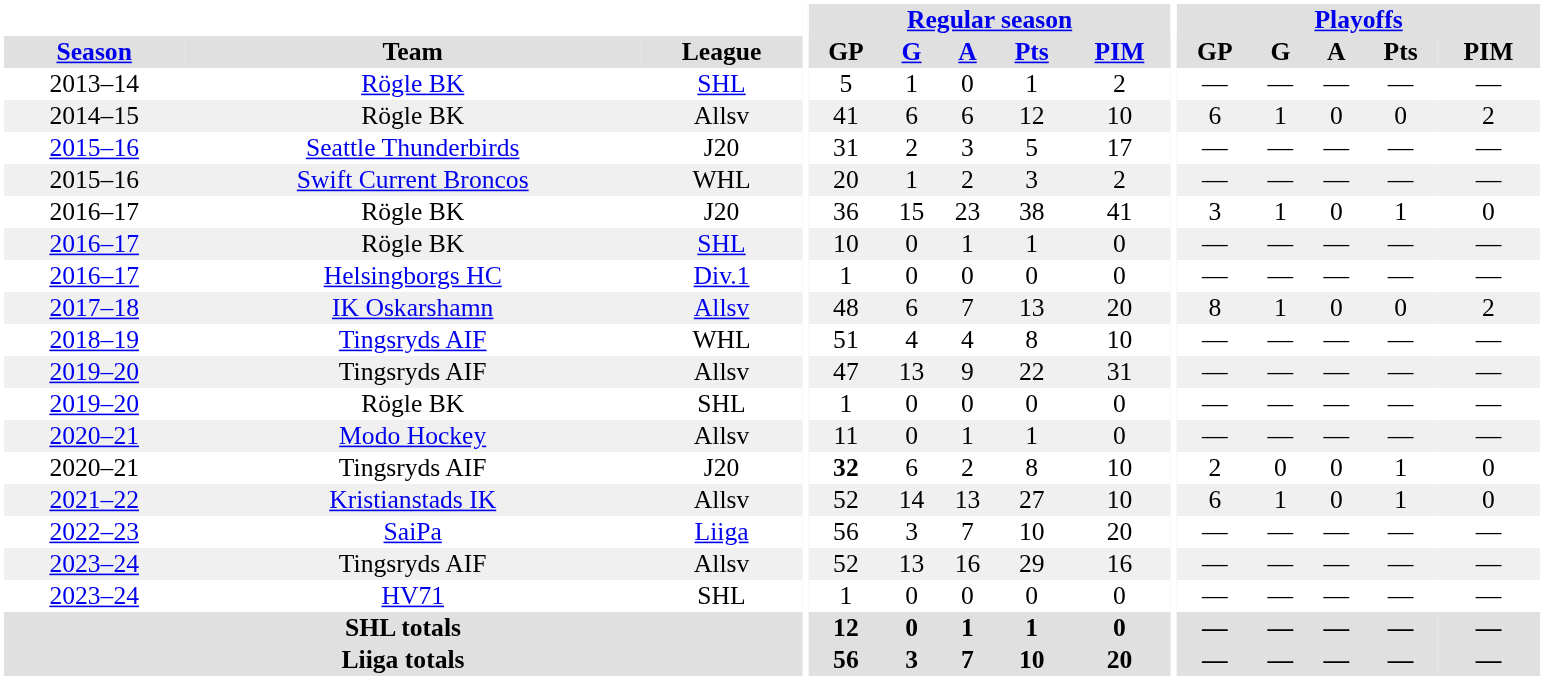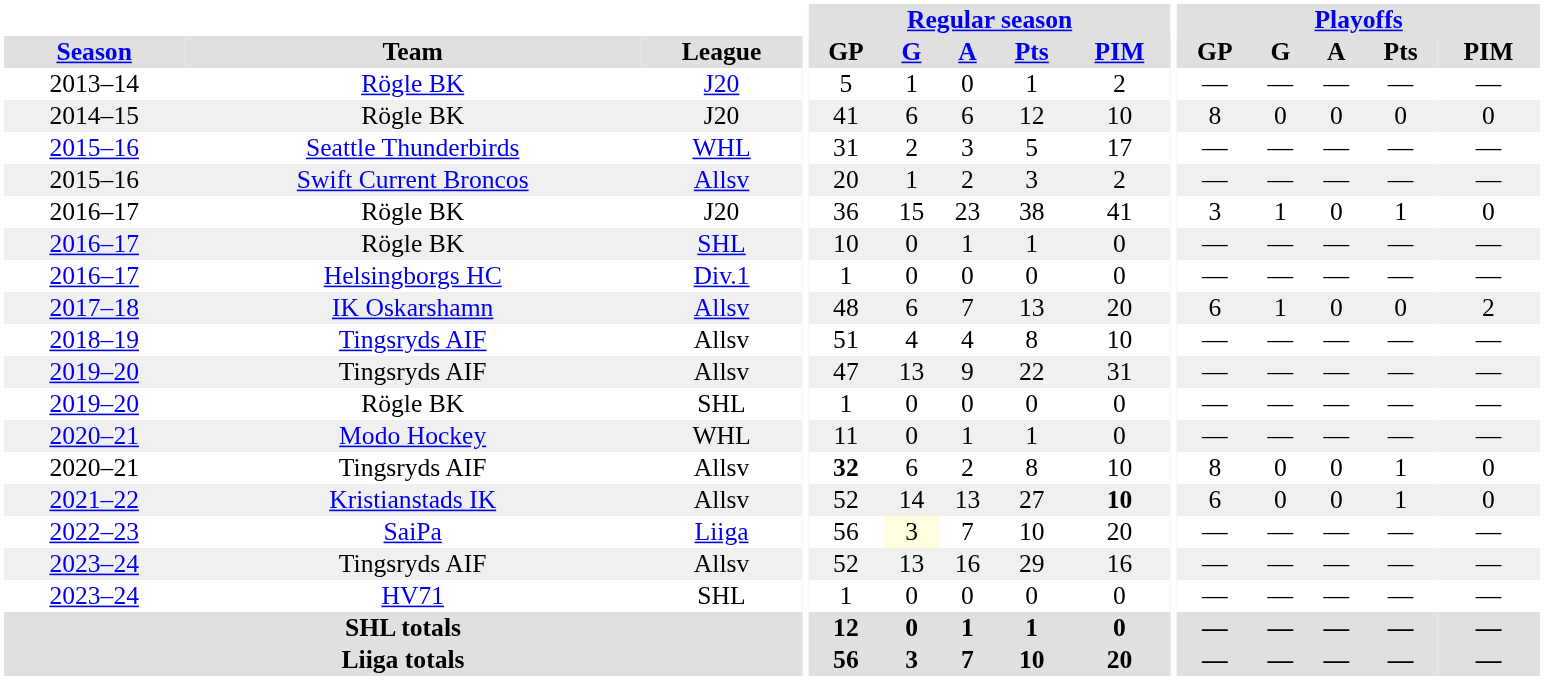(722, 83) SHL -> (722, 83) J20
(722, 115) Allsv -> (722, 115) J20
(1215, 115) 6 -> (1215, 115) 8
(1280, 115) 1 -> (1280, 115) 0
(1488, 115) 2 -> (1488, 115) 0
(722, 147) J20 -> (722, 147) WHL
(722, 179) WHL -> (722, 179) Allsv
(1215, 307) 8 -> (1215, 307) 6
(722, 339) WHL -> (722, 339) Allsv
(722, 435) Allsv -> (722, 435) WHL
(722, 467) J20 -> (722, 467) Allsv
(1215, 467) 2 -> (1215, 467) 8
(1119, 499) normal -> (1119, 499) bold
(1280, 499) 1 -> (1280, 499) 0
(912, 531) no background -> (912, 531) lightyellow background
